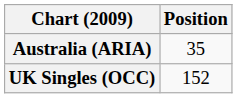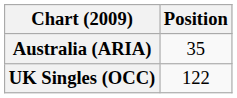(196, 78) 152 -> (196, 78) 122
